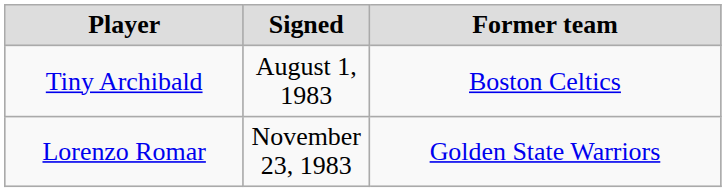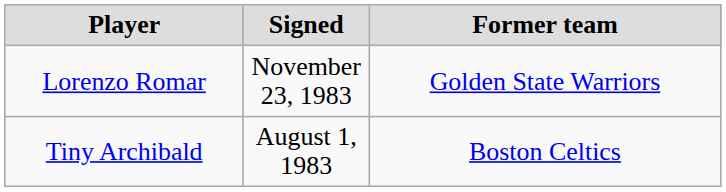rows swapped: (124, 80) <-> (124, 151)
